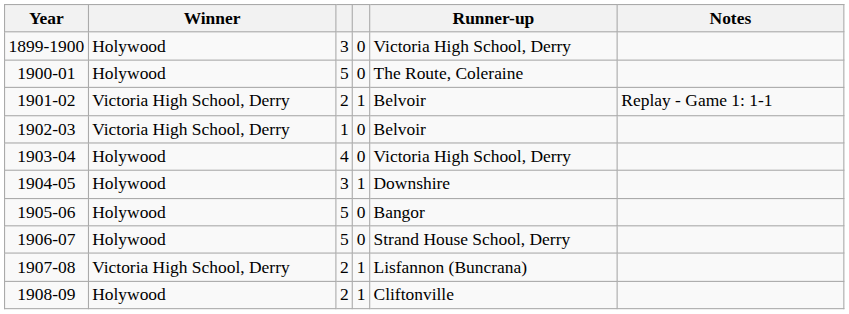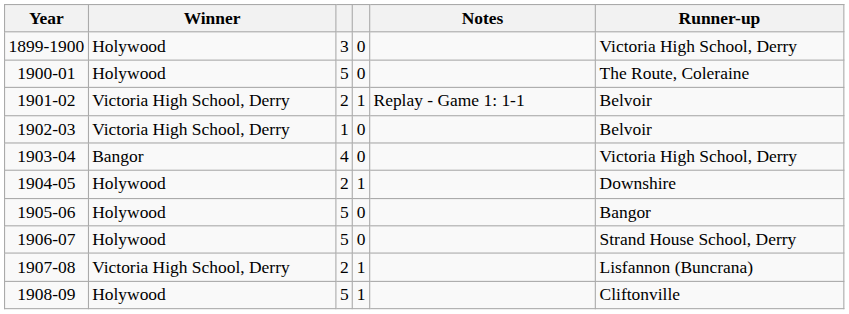columns swapped: (493, 18) <-> (730, 18)
(129, 156) Holywood -> (118, 156) Bangor
(344, 184) 3 -> (344, 184) 2
(344, 294) 2 -> (344, 294) 5
